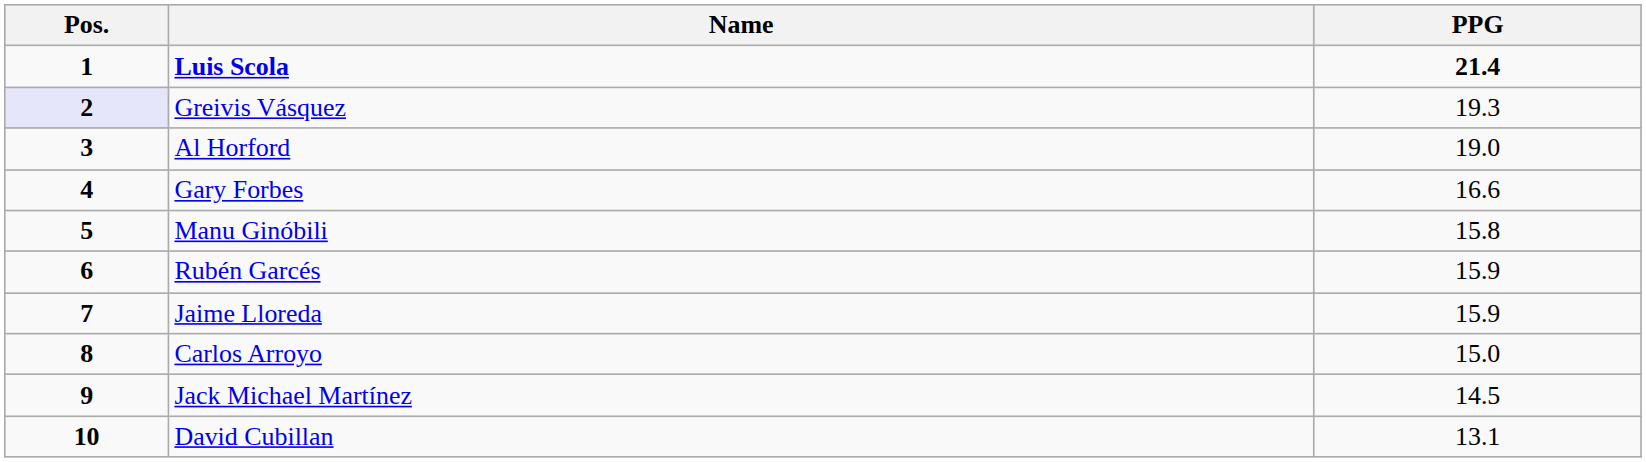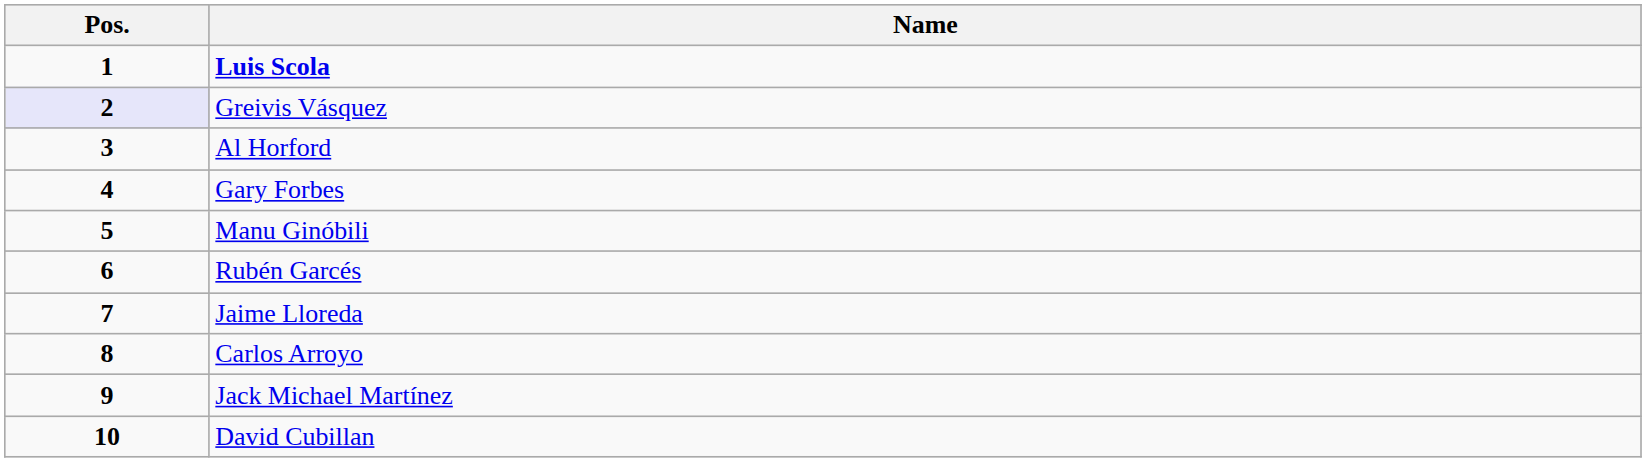- column: (1478, 25)
